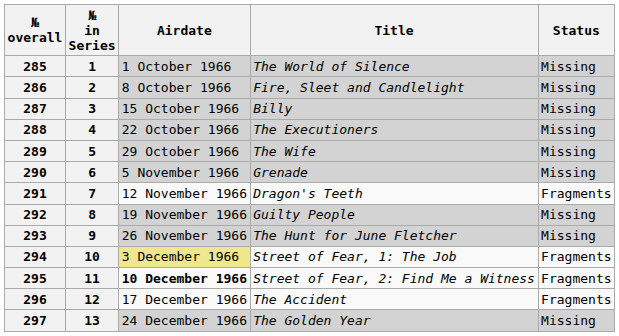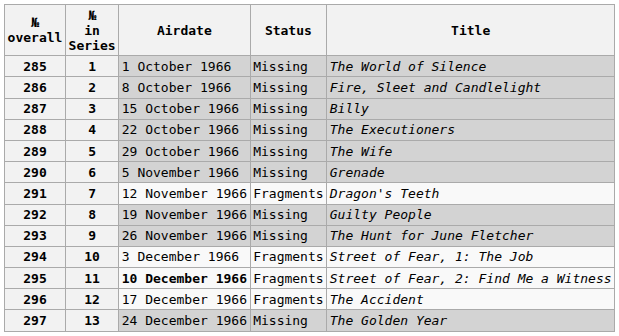columns swapped: (394, 30) <-> (576, 30)
(180, 257) khaki background -> (180, 257) no background
